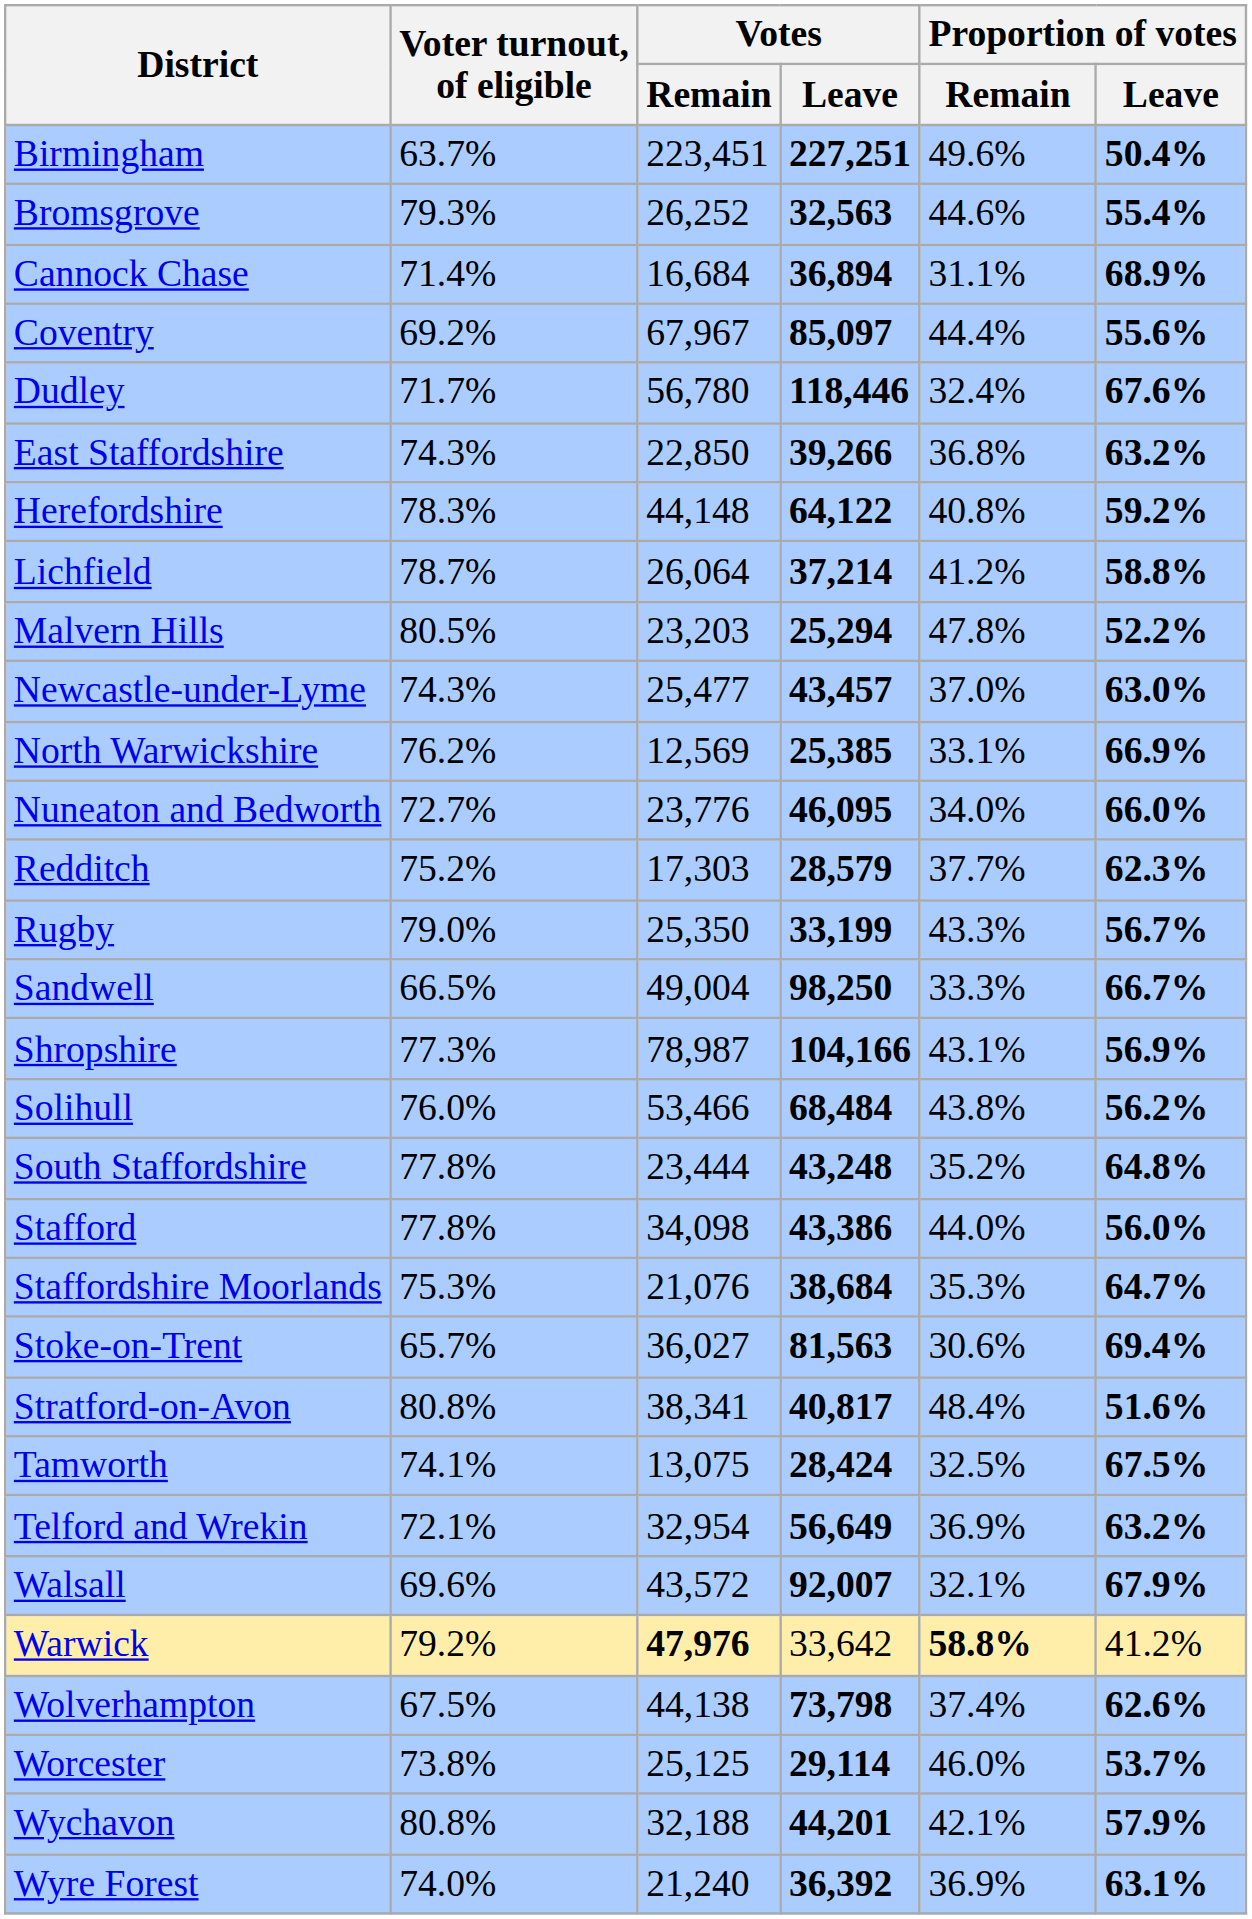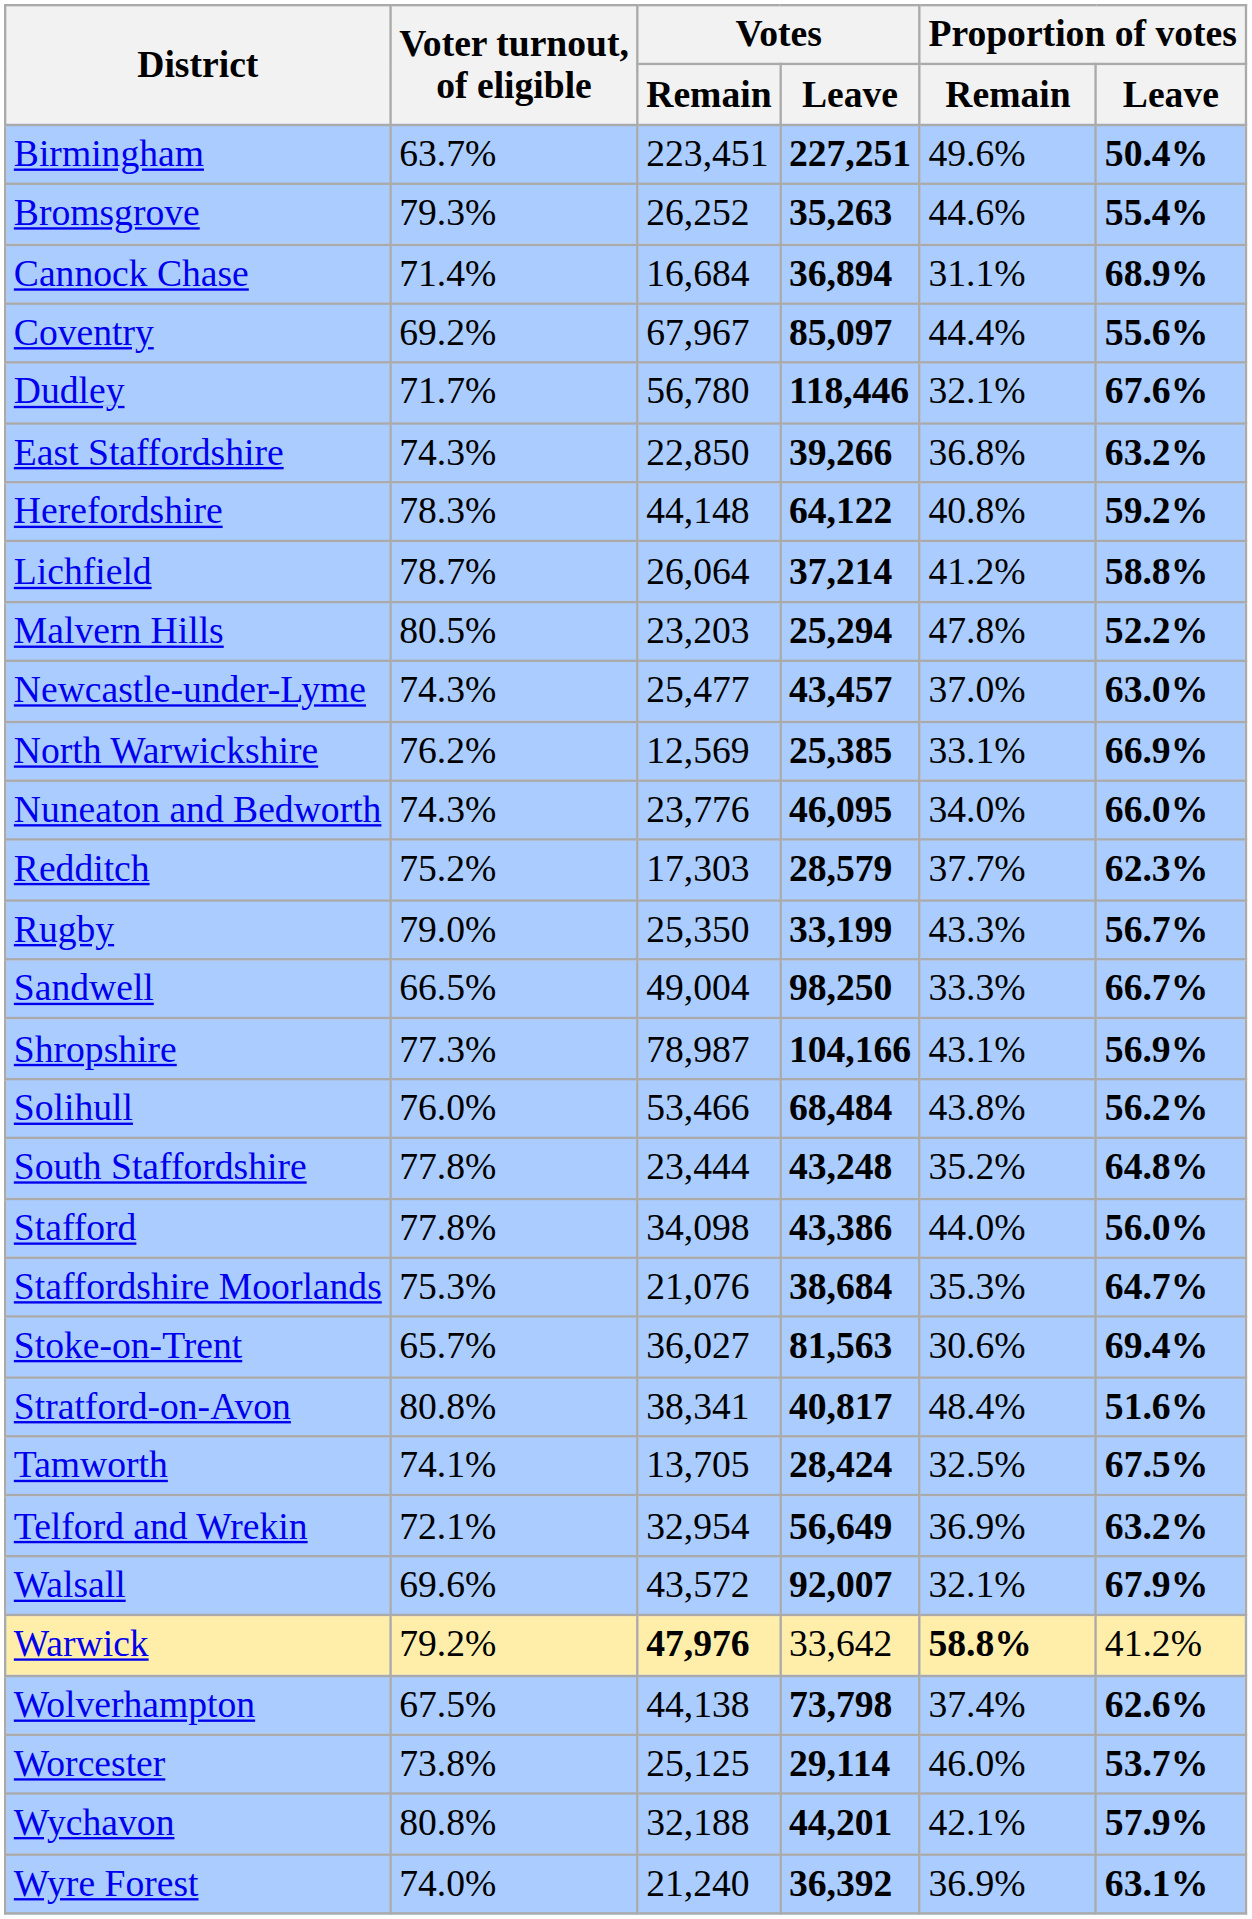(841, 213) 32,563 -> (841, 213) 35,263
(977, 392) 32.4% -> (977, 392) 32.1%
(448, 809) 72.7% -> (448, 809) 74.3%
(698, 1465) 13,075 -> (698, 1465) 13,705
